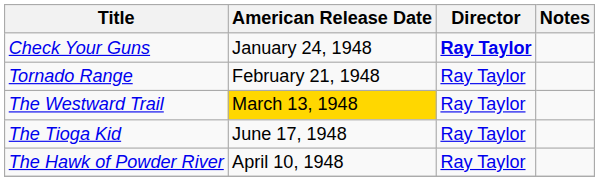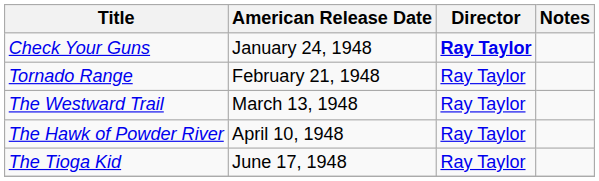(295, 104) gold background -> (295, 104) no background
rows swapped: (116, 162) <-> (65, 133)
